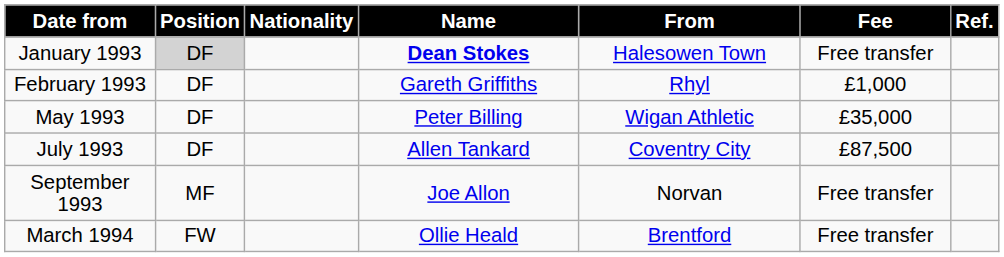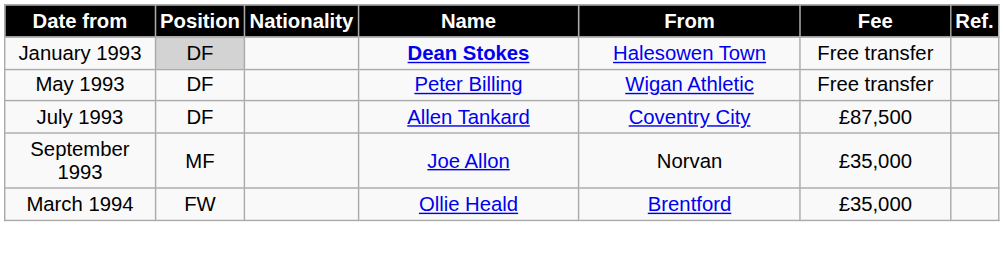- row: (80, 85)
(875, 117) £35,000 -> (875, 85) Free transfer
(875, 193) Free transfer -> (875, 161) £35,000
(875, 236) Free transfer -> (875, 204) £35,000
